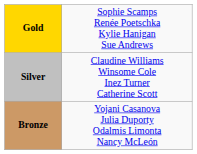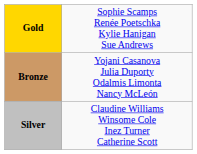rows swapped: (33, 77) <-> (33, 125)
